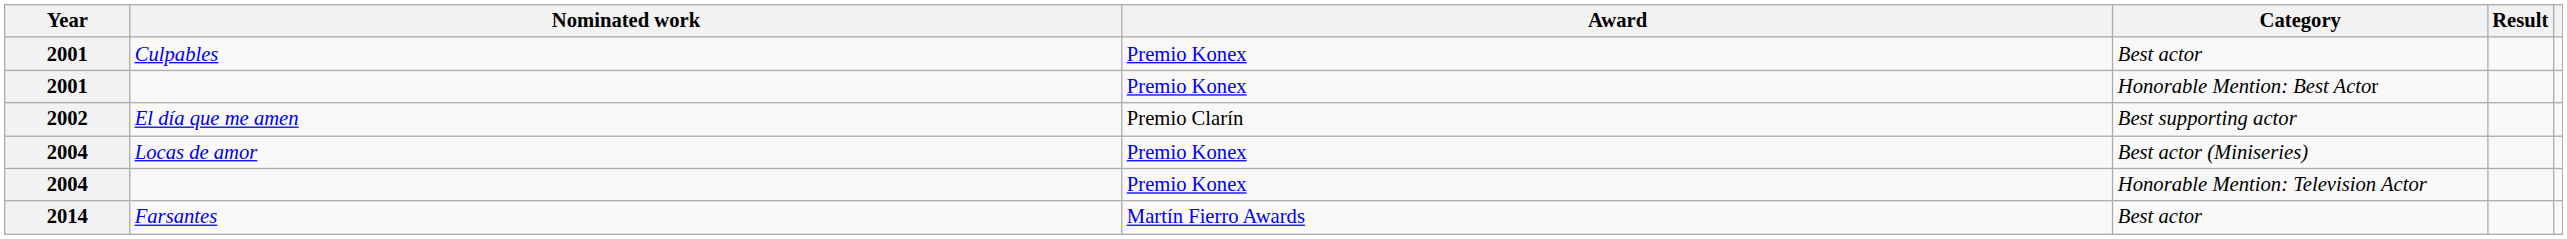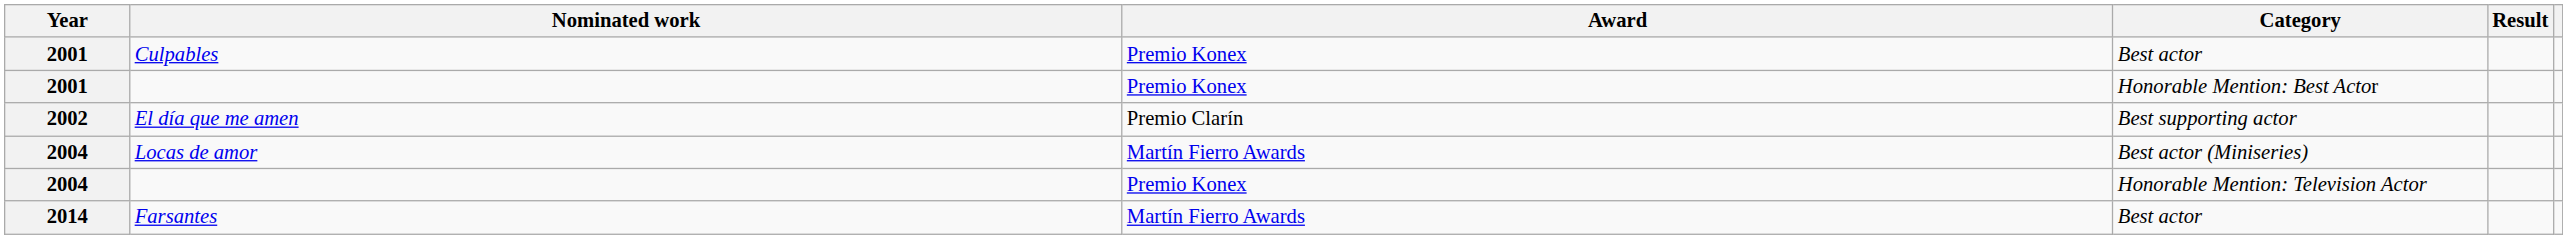(1187, 151) Premio Konex -> (1216, 151) Martín Fierro Awards
